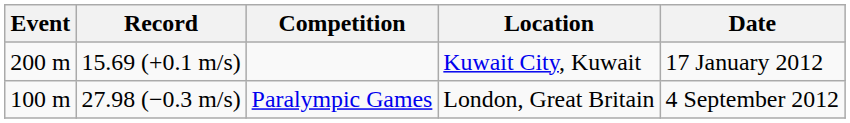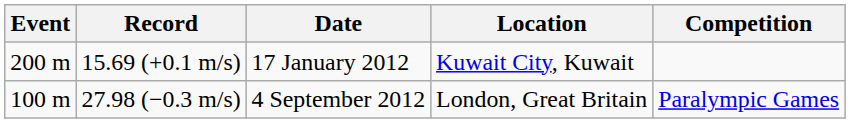columns swapped: (342, 23) <-> (752, 23)
